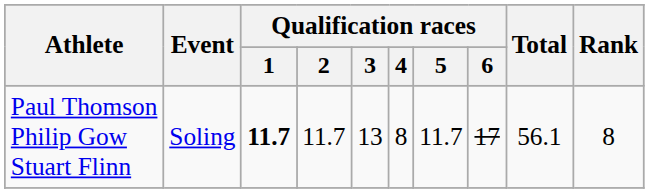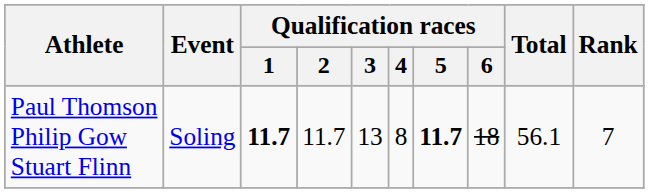(441, 137) normal -> (441, 137) bold
(487, 137) 17 -> (487, 137) 18
(609, 137) 8 -> (608, 137) 7
